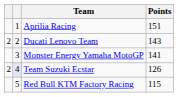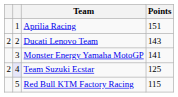(155, 69) 126 -> (155, 69) 125
